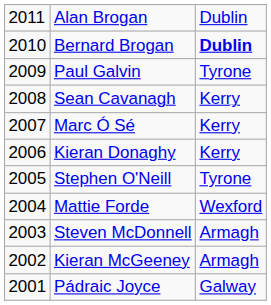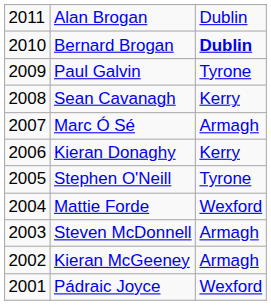(220, 125) Kerry -> (229, 125) Armagh
(228, 286) Galway -> (231, 286) Wexford
